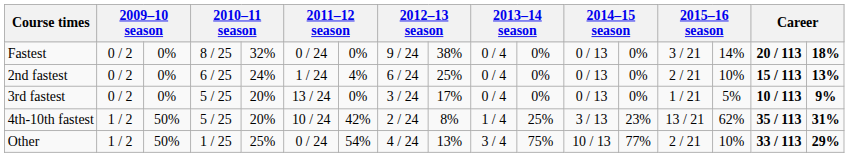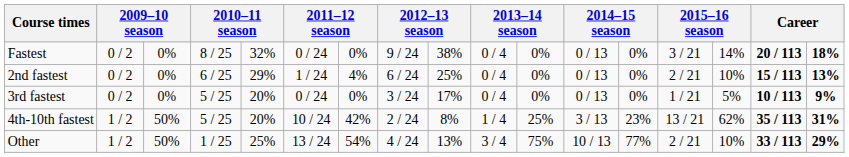(263, 75) 24% -> (263, 75) 29%
(311, 97) 13 / 24 -> (311, 97) 0 / 24
(311, 141) 0 / 24 -> (311, 141) 13 / 24
